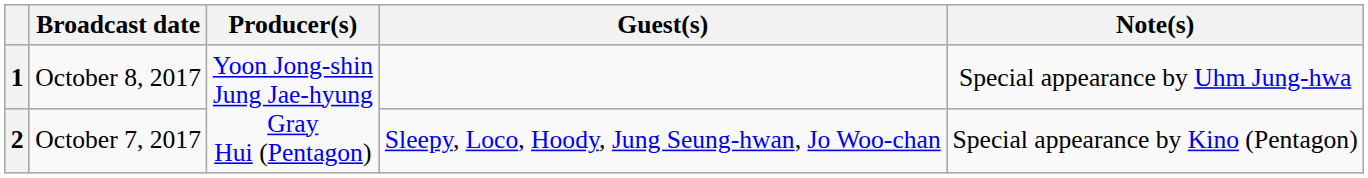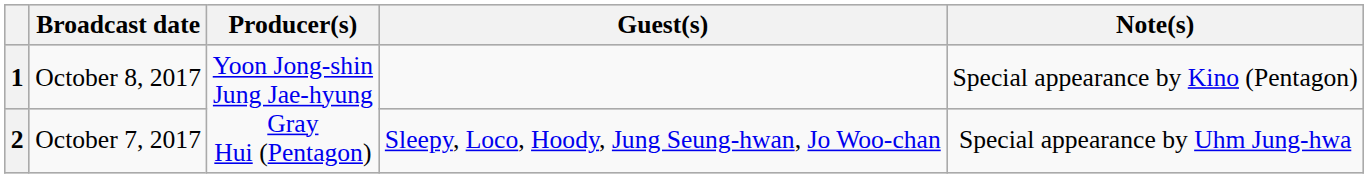(1155, 76) Special appearance by Uhm Jung-hwa -> (1155, 76) Special appearance by Kino (Pentagon)
(1155, 140) Special appearance by Kino (Pentagon) -> (1155, 140) Special appearance by Uhm Jung-hwa
